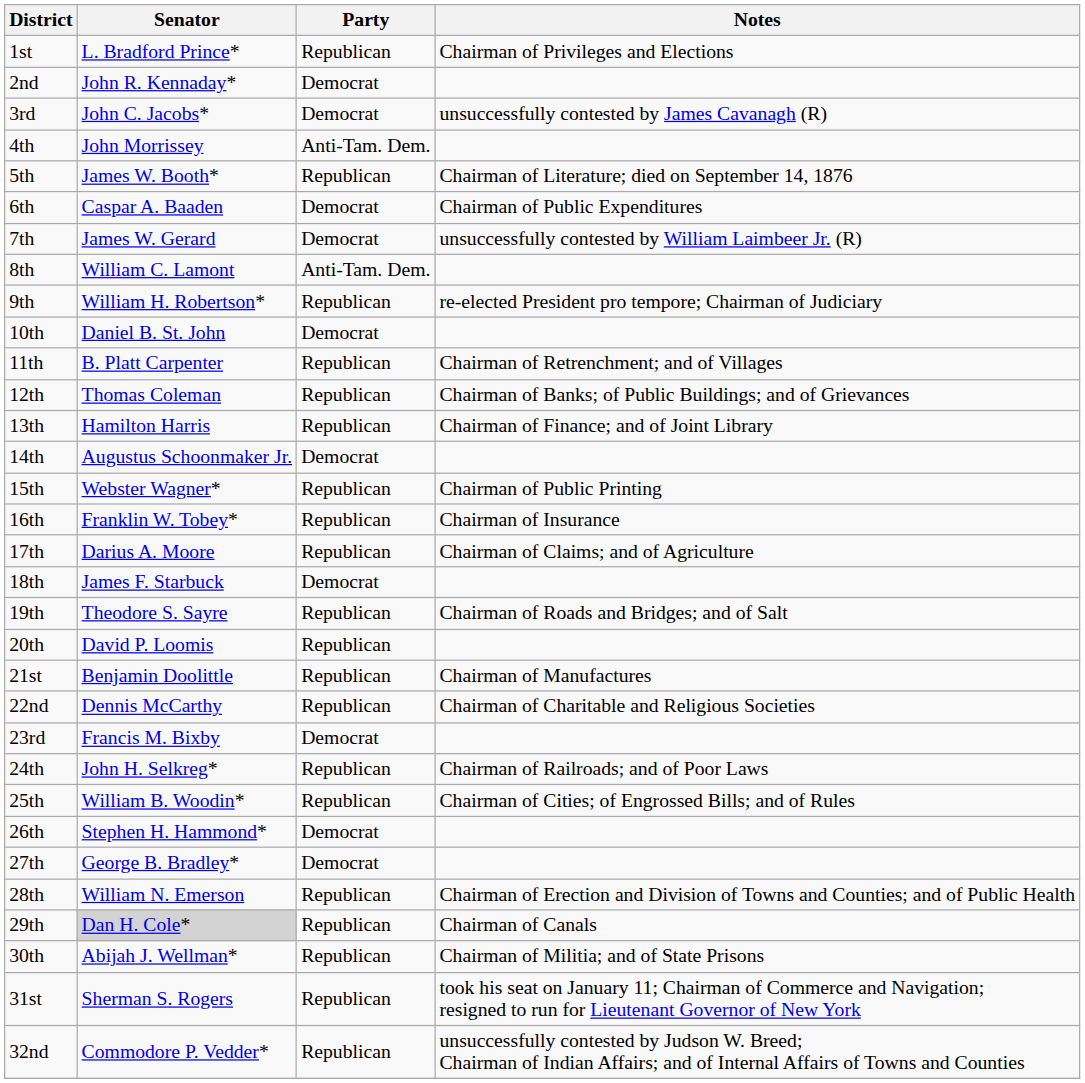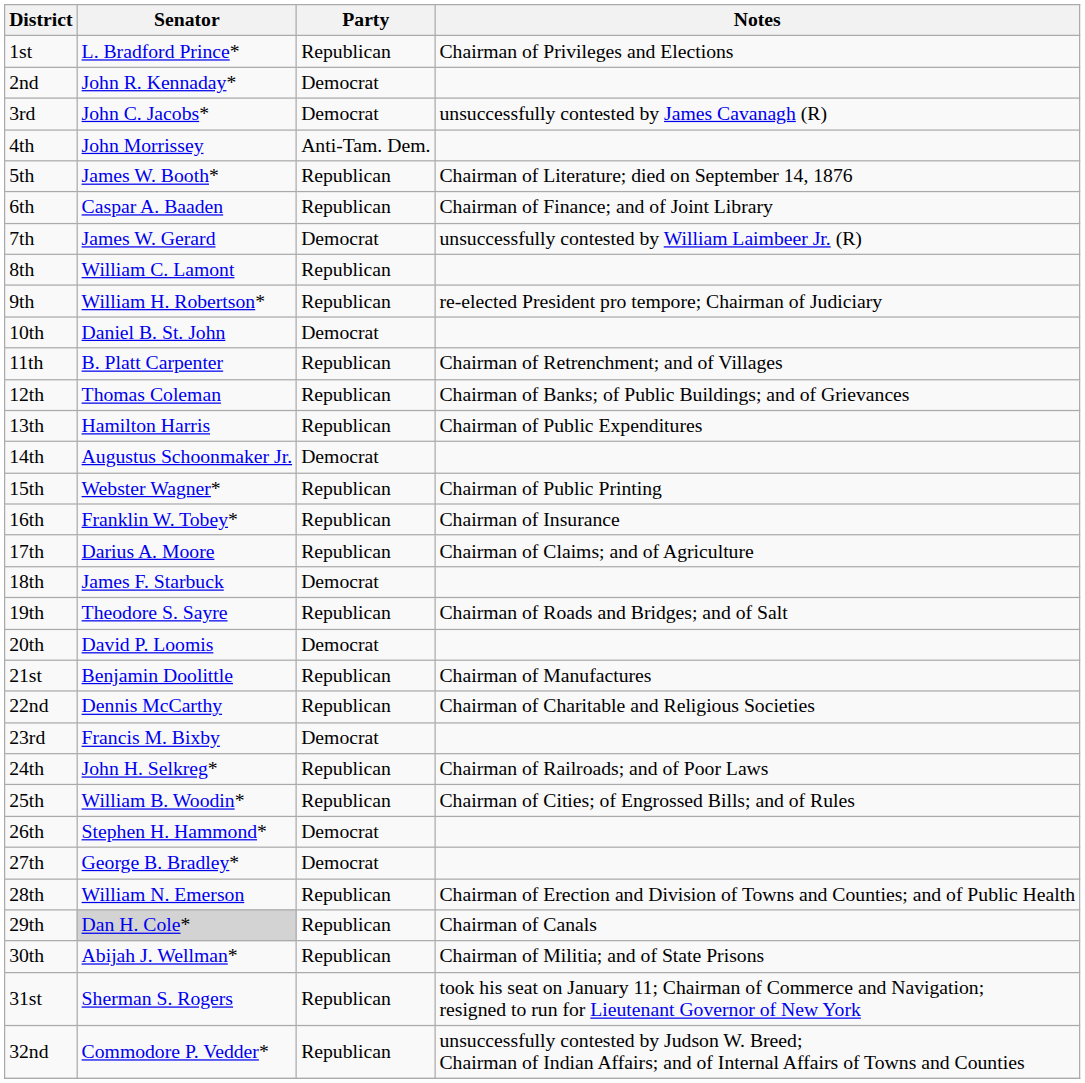(340, 207) Democrat -> (346, 207) Republican
(571, 207) Chairman of Public Expenditures -> (606, 207) Chairman of Finance; and of Joint Library
(366, 269) Anti-Tam. Dem. -> (346, 269) Republican
(606, 425) Chairman of Finance; and of Joint Library -> (571, 425) Chairman of Public Expenditures
(346, 644) Republican -> (340, 644) Democrat
